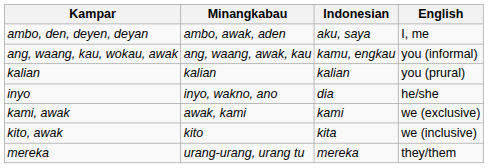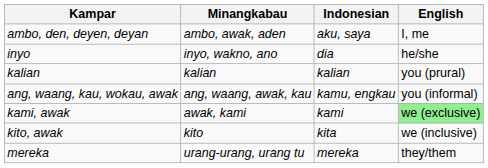rows swapped: (93, 53) <-> (19, 93)
(441, 113) no background -> (441, 113) lightgreen background
